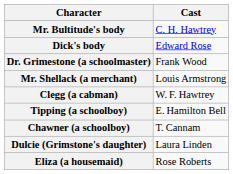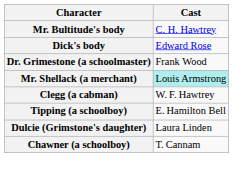(191, 78) no background -> (191, 78) paleturquoise background
rows swapped: (79, 128) <-> (79, 144)
- row: (79, 161)
